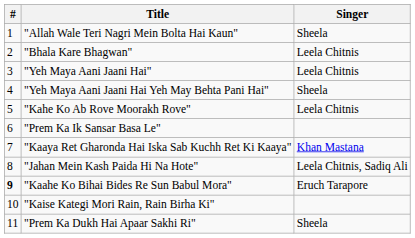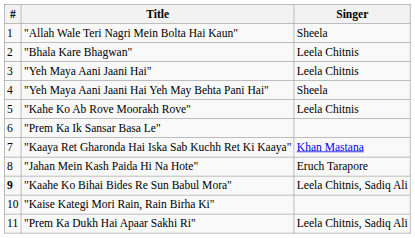(352, 166) Leela Chitnis, Sadiq Ali -> (332, 166) Eruch Tarapore
(332, 185) Eruch Tarapore -> (352, 185) Leela Chitnis, Sadiq Ali
(312, 223) Sheela -> (352, 223) Leela Chitnis, Sadiq Ali
